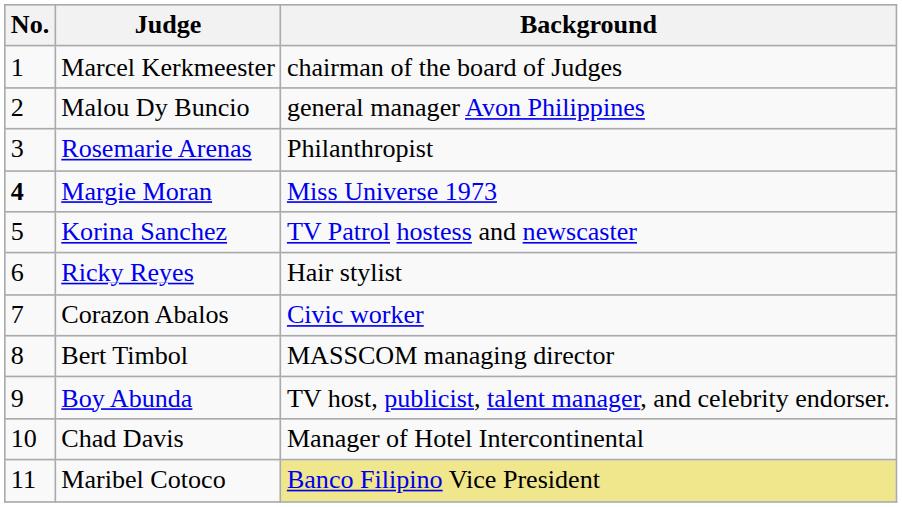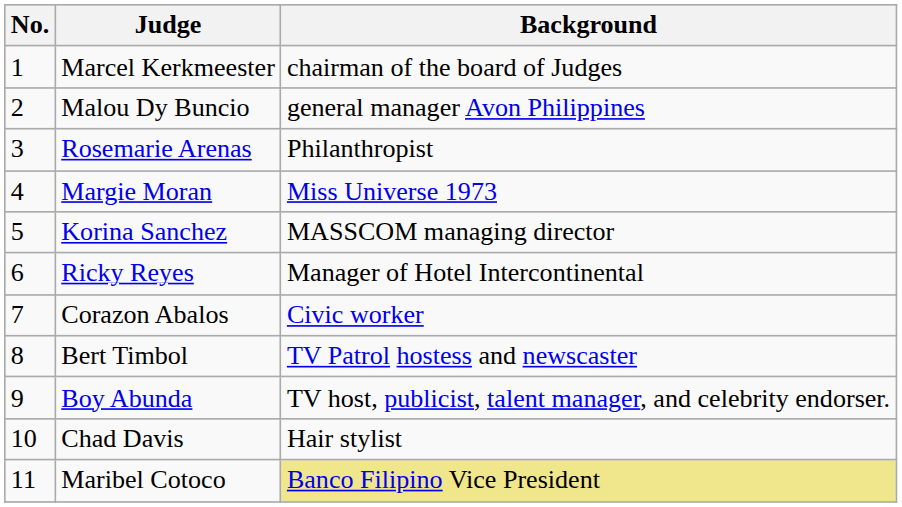(17, 190) bold -> (17, 190) normal
(462, 231) TV Patrol hostess and newscaster -> (451, 231) MASSCOM managing director
(344, 273) Hair stylist -> (465, 273) Manager of Hotel Intercontinental
(451, 356) MASSCOM managing director -> (462, 356) TV Patrol hostess and newscaster
(465, 438) Manager of Hotel Intercontinental -> (344, 438) Hair stylist
